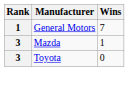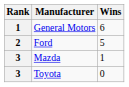(102, 27) 7 -> (102, 27) 6
+ row: (43, 43)
